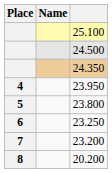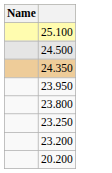- column: (20, 13)
